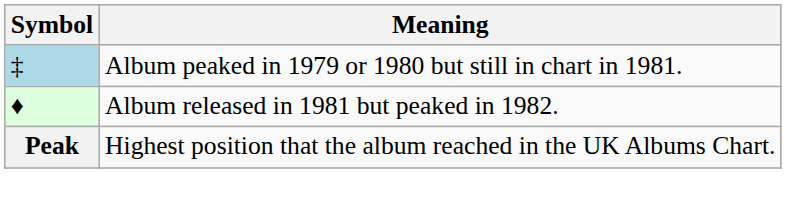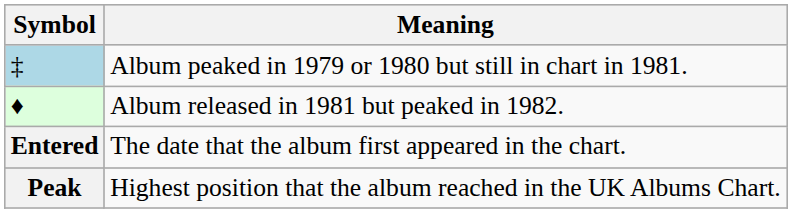+ row: (55, 146)
